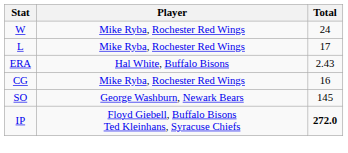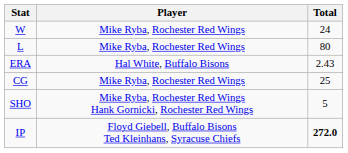(325, 47) 17 -> (325, 47) 80
(325, 81) 16 -> (325, 81) 25
+ row: (20, 104)
- row: (20, 98)
